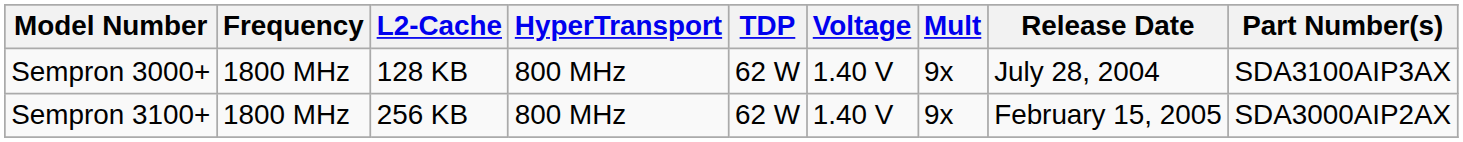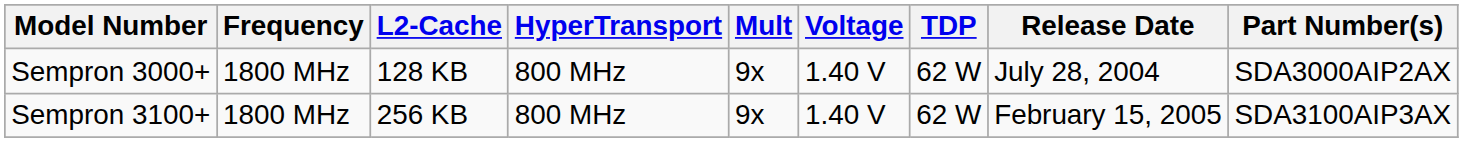columns swapped: (953, 26) <-> (767, 26)
(1343, 70) SDA3100AIP3AX -> (1343, 70) SDA3000AIP2AX
(1343, 114) SDA3000AIP2AX -> (1343, 114) SDA3100AIP3AX
